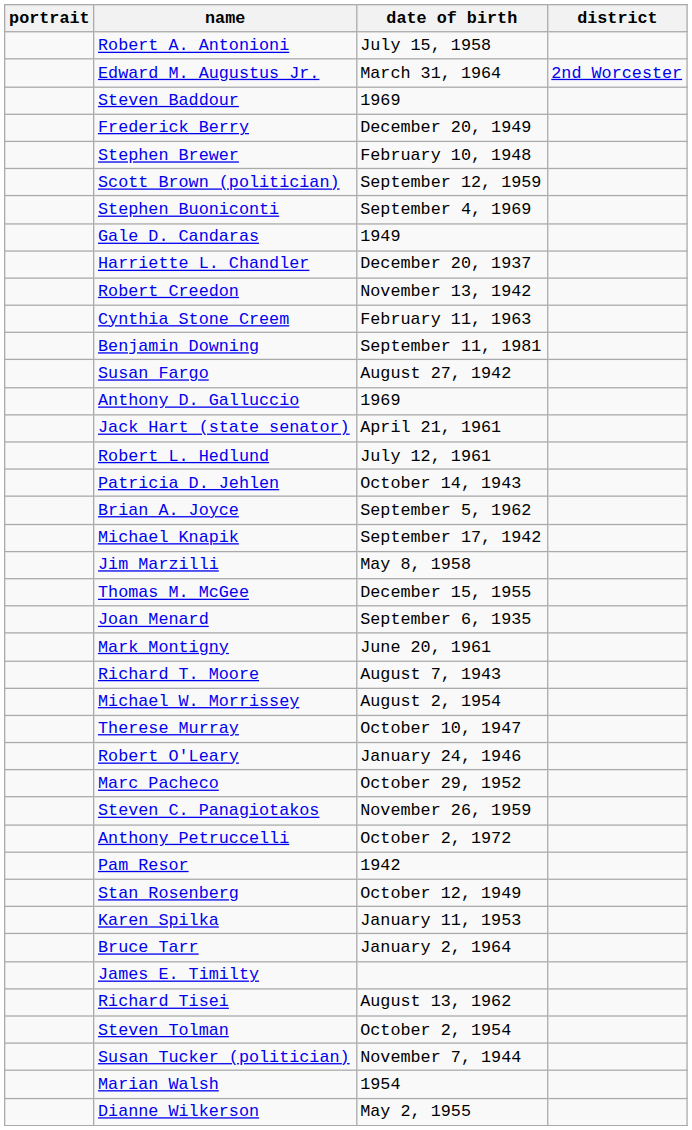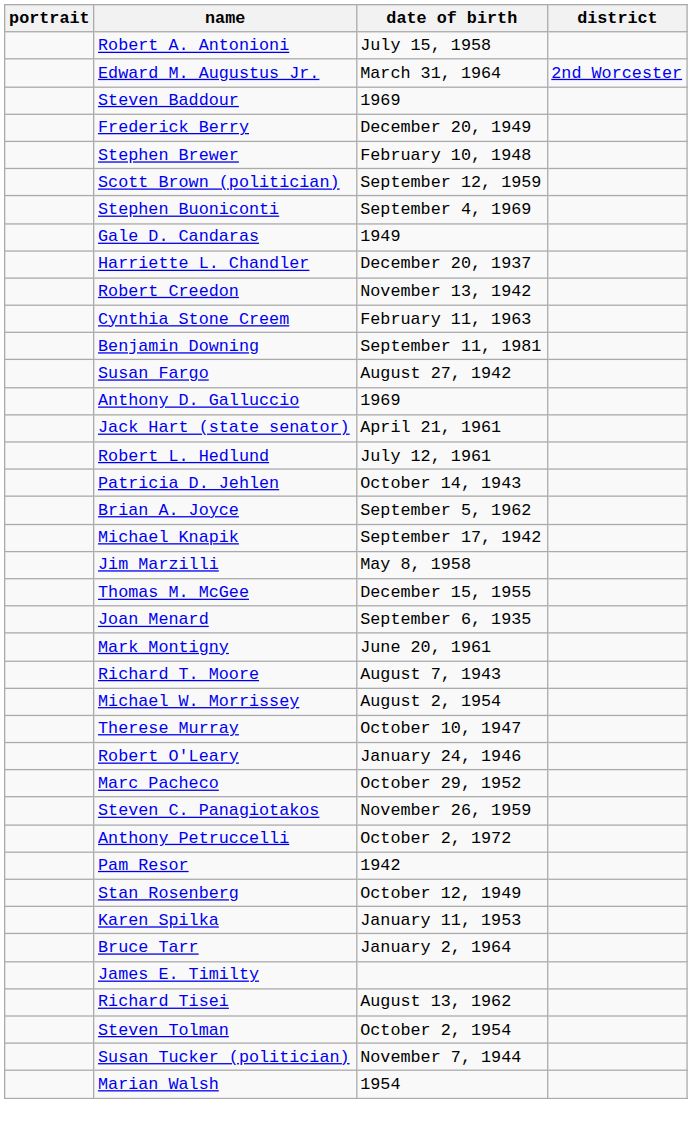- row: (179, 1112)
